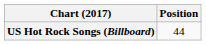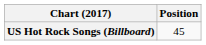(179, 31) 44 -> (179, 31) 45
